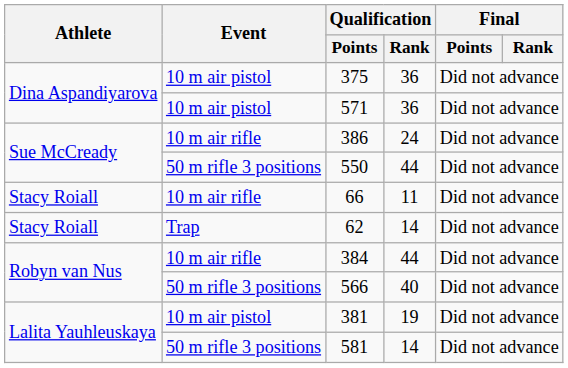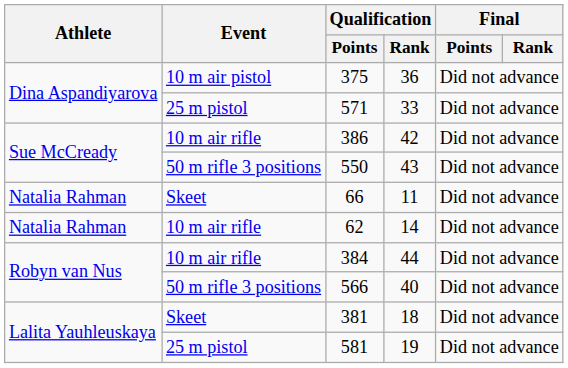(219, 108) 10 m air pistol -> (207, 108) 25 m pistol
(410, 108) 36 -> (410, 108) 33
(410, 137) 24 -> (410, 137) 42
(410, 167) 44 -> (410, 167) 43
(53, 197) Stacy Roiall -> (68, 197) Natalia Rahman
(214, 197) 10 m air rifle -> (186, 197) Skeet
(53, 227) Stacy Roiall -> (68, 227) Natalia Rahman
(183, 227) Trap -> (214, 227) 10 m air rifle
(219, 317) 10 m air pistol -> (186, 317) Skeet
(410, 317) 19 -> (410, 317) 18
(244, 347) 50 m rifle 3 positions -> (207, 347) 25 m pistol
(410, 347) 14 -> (410, 347) 19
